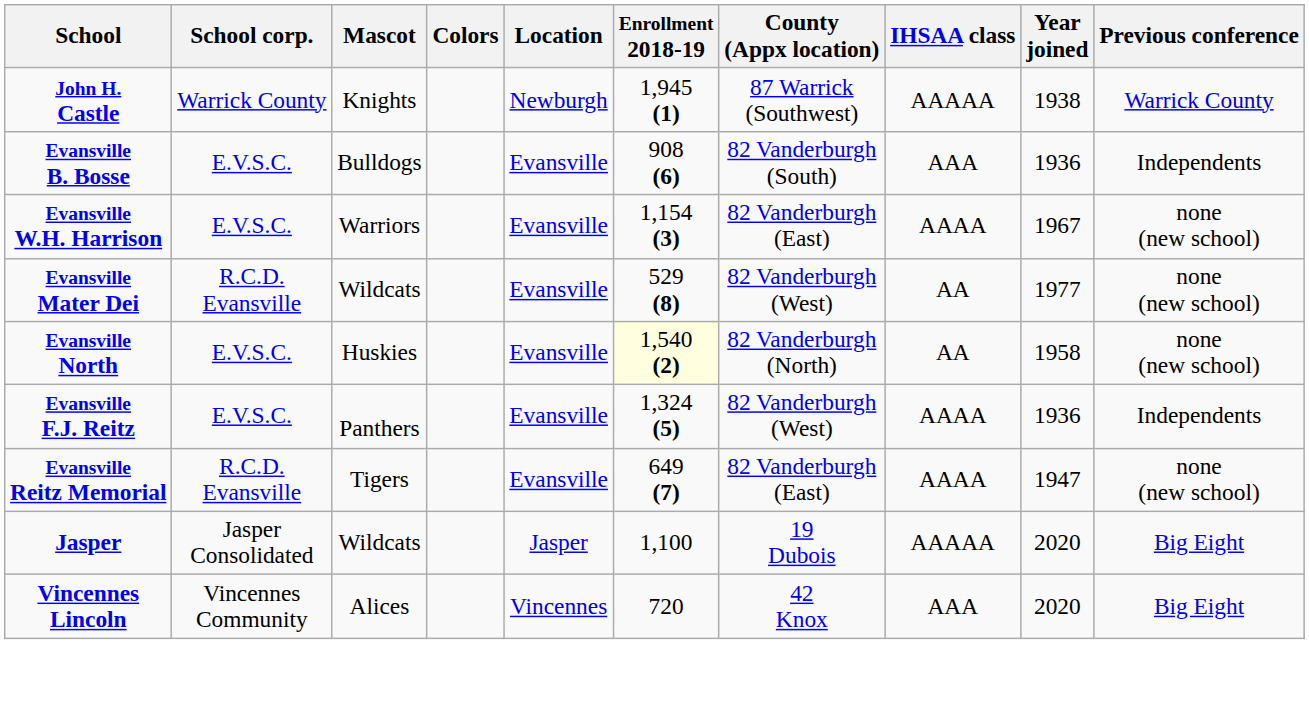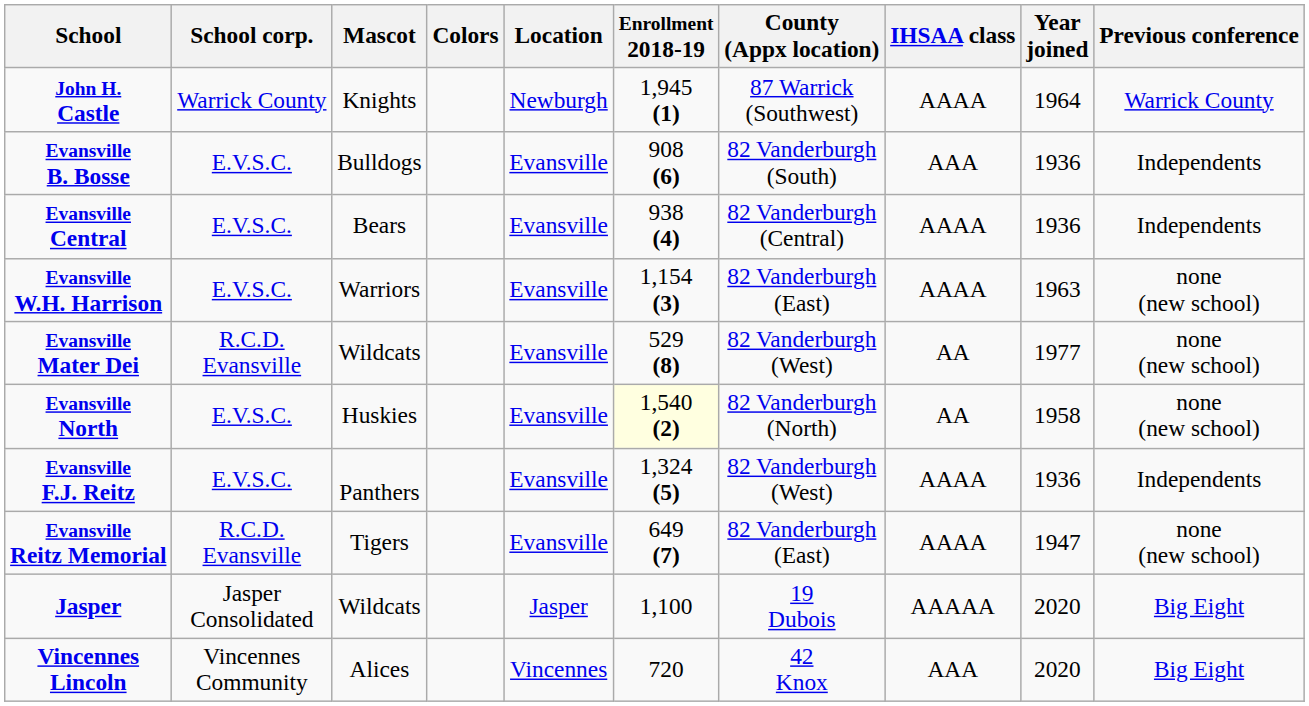(953, 99) AAAAA -> (953, 99) AAAA
(1057, 99) 1938 -> (1057, 99) 1964
+ row: (88, 226)
(1057, 226) 1967 -> (1057, 289) 1963
